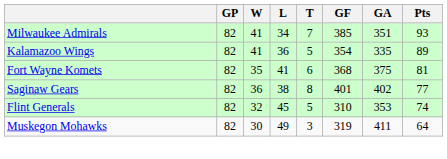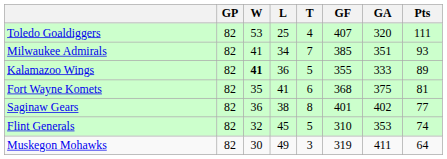+ row: (54, 32)
(257, 51) normal -> (257, 70) bold
(343, 51) 354 -> (343, 70) 355
(383, 51) 335 -> (383, 70) 333
